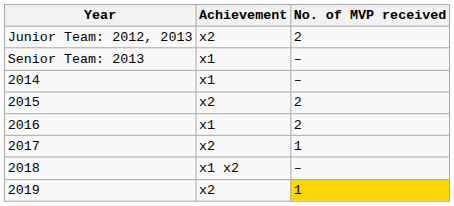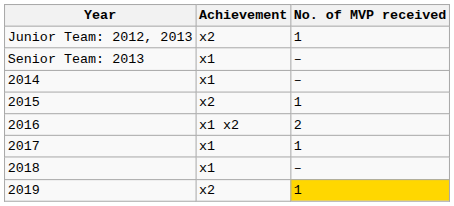(298, 37) 2 -> (298, 37) 1
(298, 103) 2 -> (298, 103) 1
(207, 125) x1 -> (219, 125) x1 x2
(207, 146) x2 -> (207, 146) x1
(219, 168) x1 x2 -> (207, 168) x1
